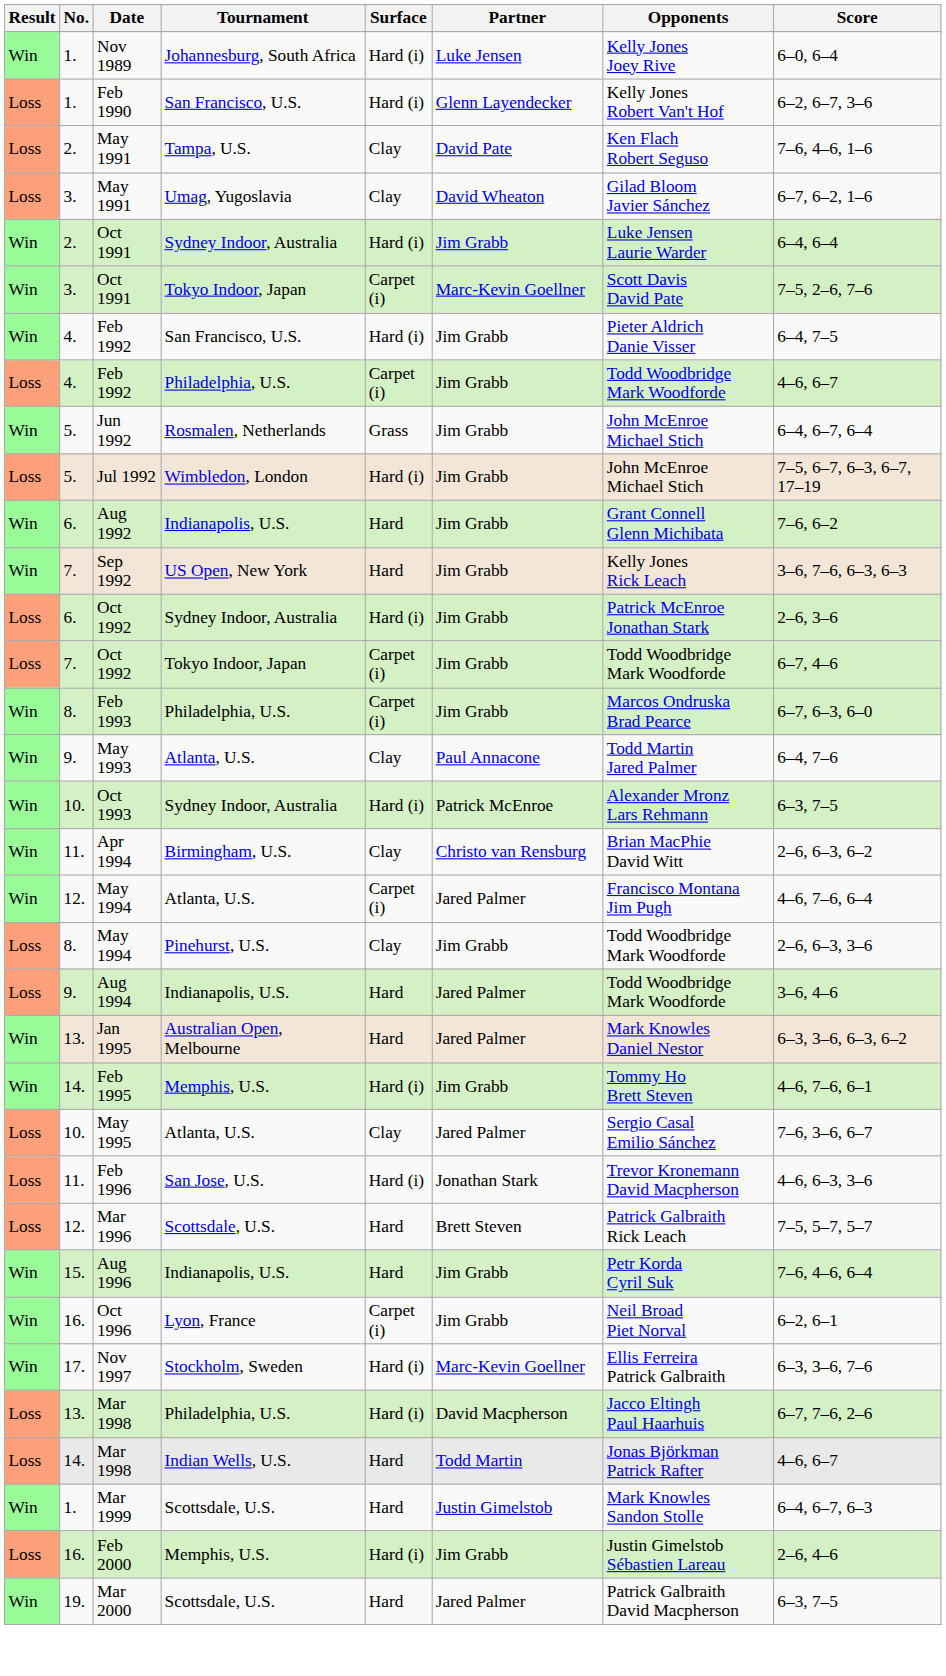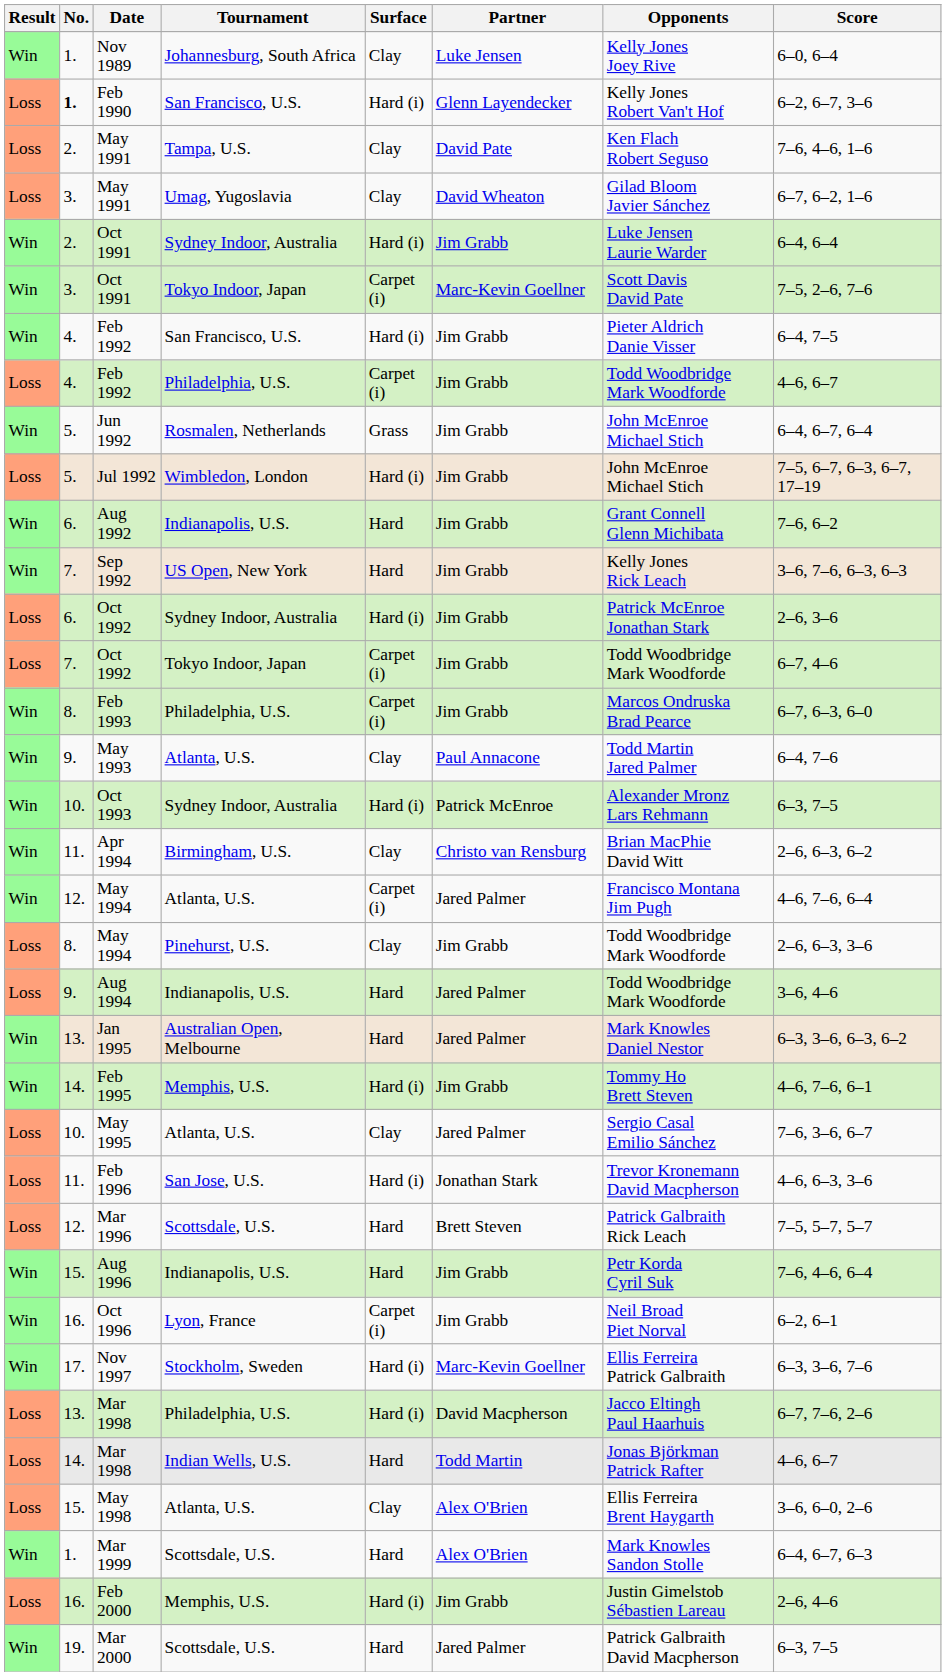(396, 55) Hard (i) -> (385, 55) Clay
(70, 102) normal -> (70, 102) bold
+ row: (114, 1507)
(494, 1507) Justin Gimelstob -> (482, 1554) Alex O'Brien
